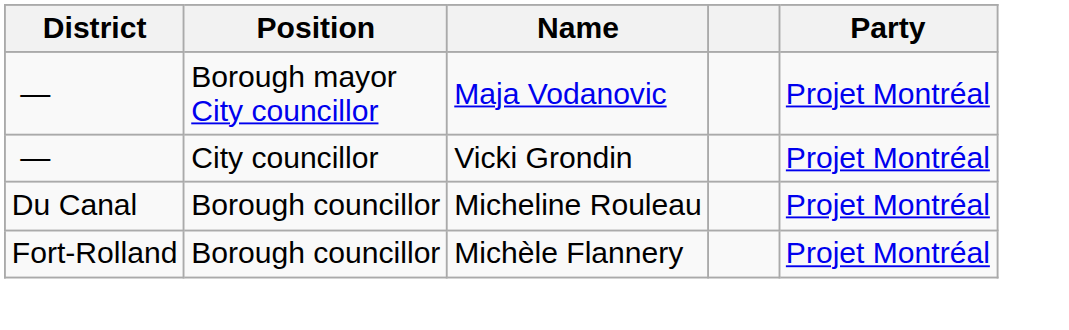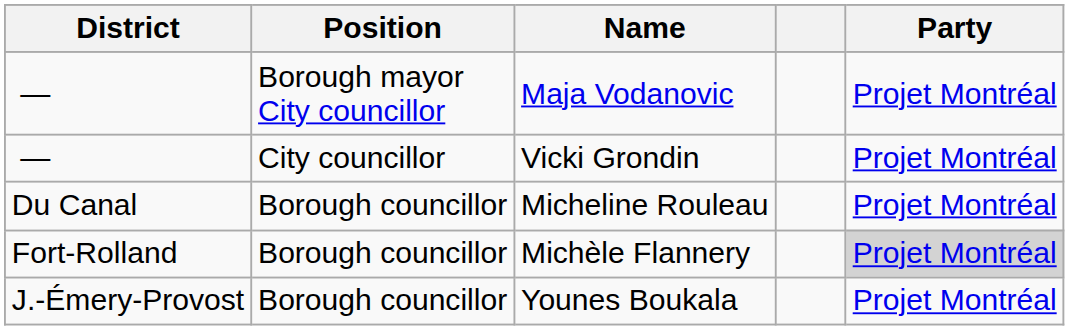(888, 253) no background -> (955, 253) lightgrey background
+ row: (629, 300)
